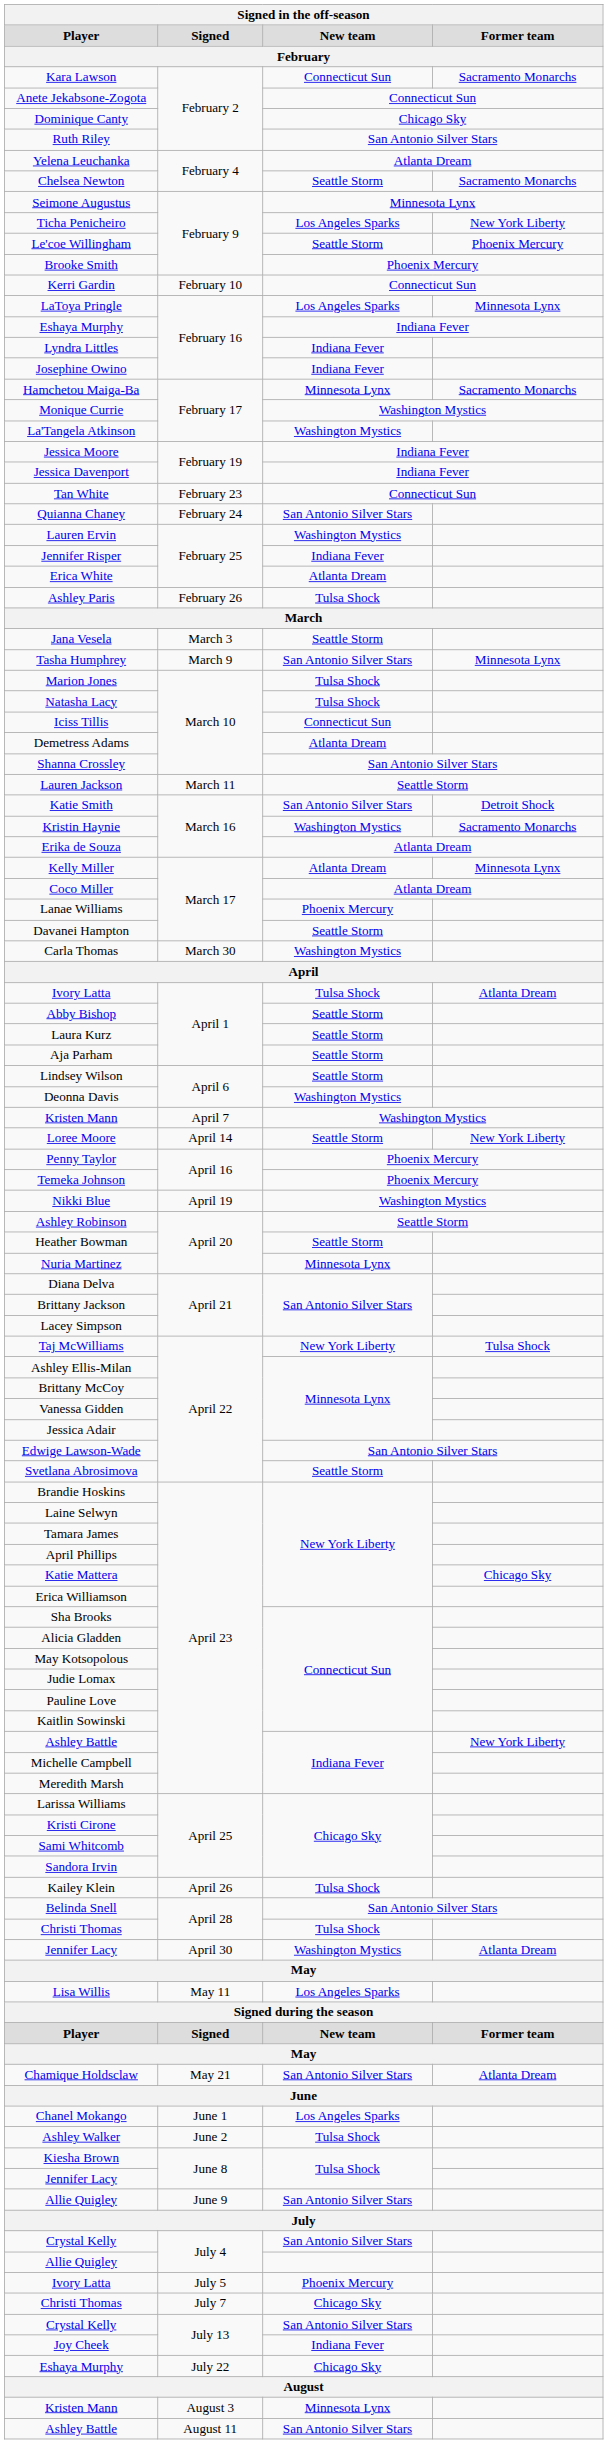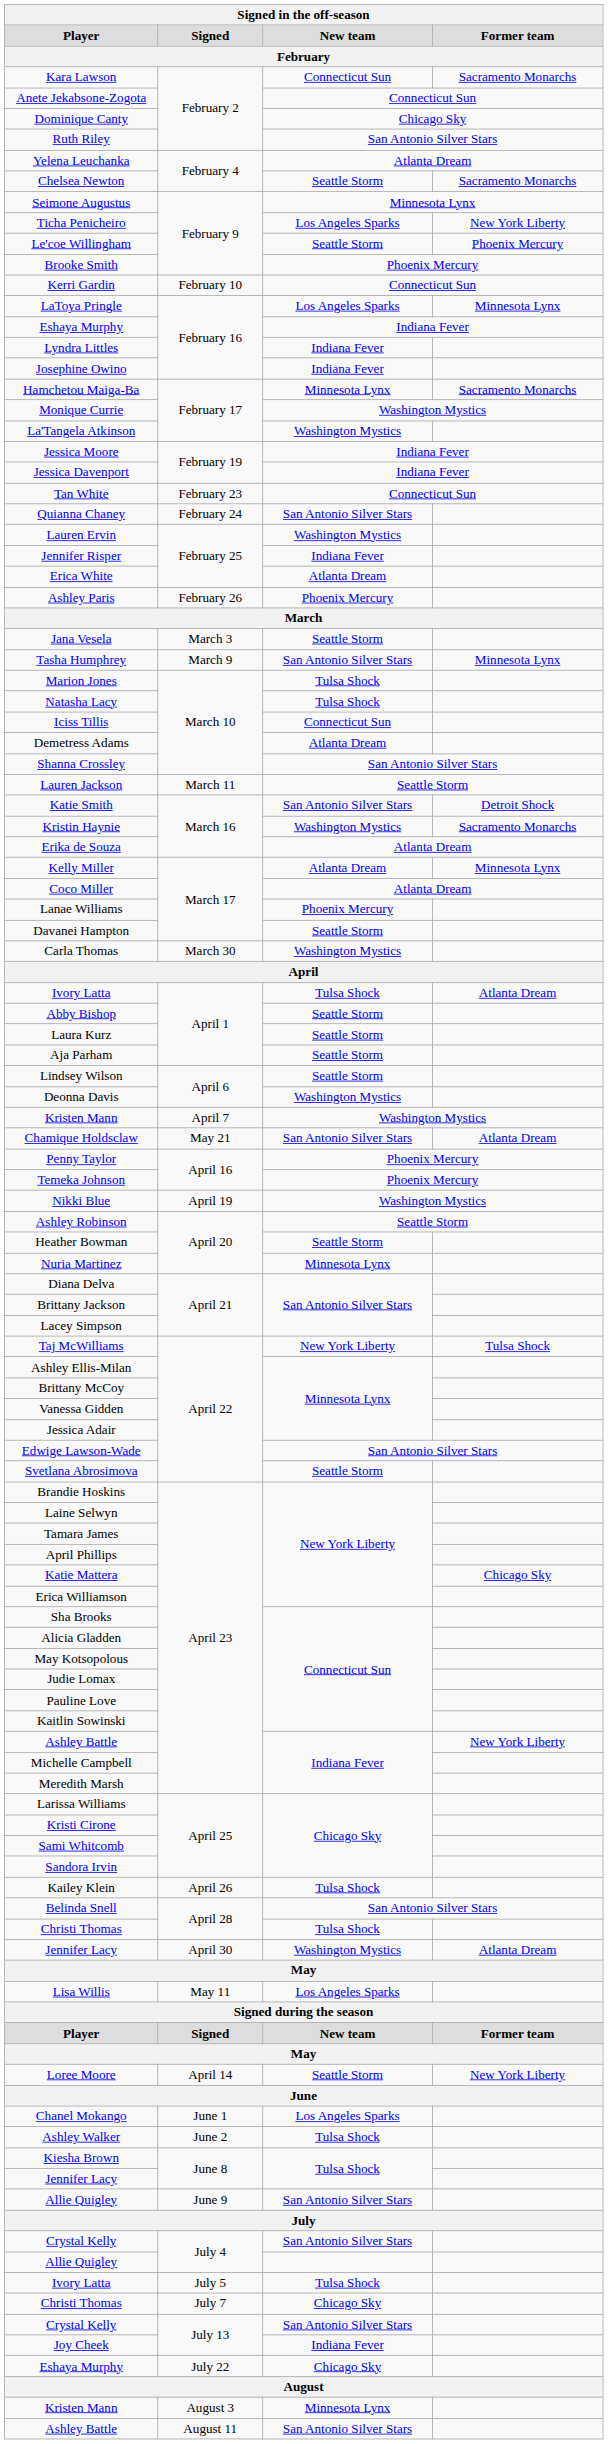(348, 597) Tulsa Shock -> (348, 597) Phoenix Mercury
rows swapped: (81, 1138) <-> (81, 2074)
(348, 2282) Phoenix Mercury -> (348, 2282) Tulsa Shock
